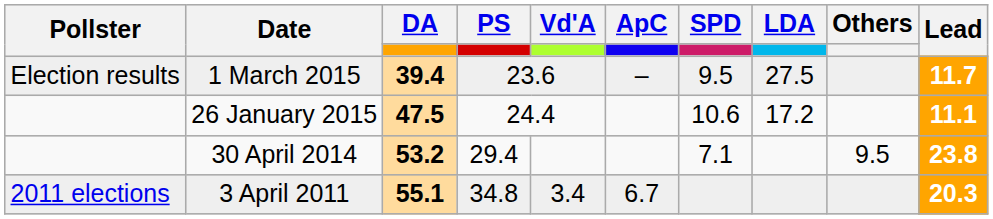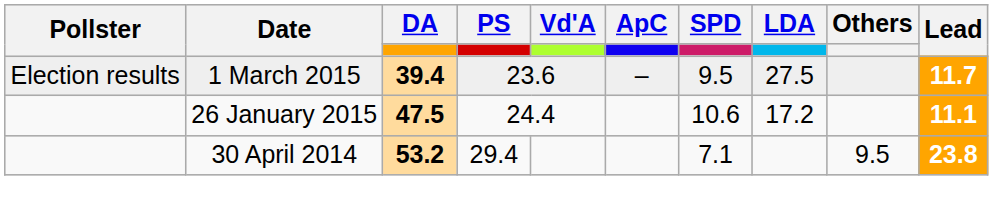- row: (284, 194)
